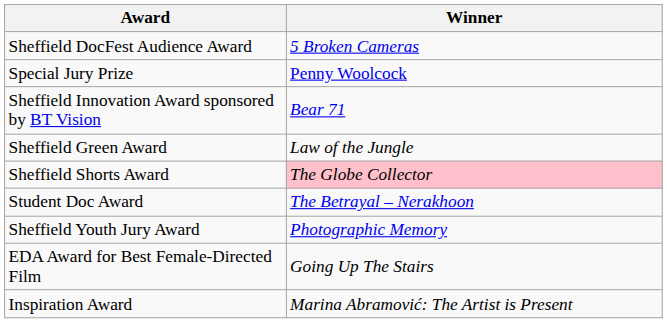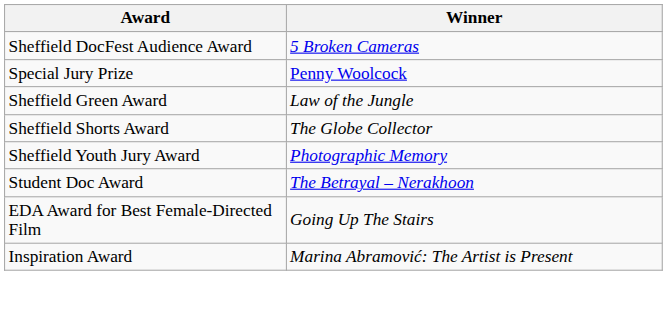- row: (141, 110)
(361, 174) pink background -> (361, 127) no background
rows swapped: (104, 229) <-> (76, 202)
